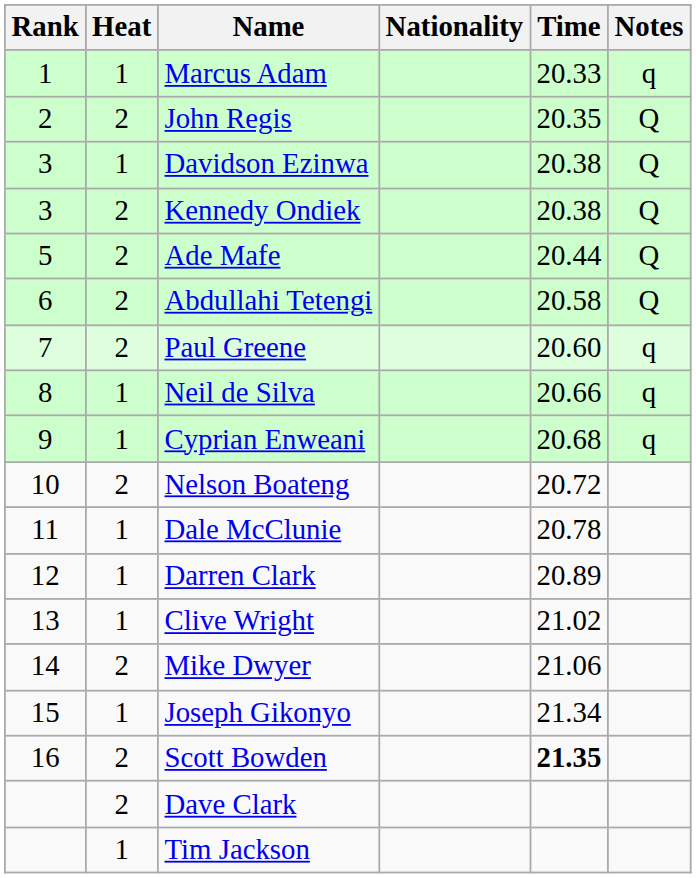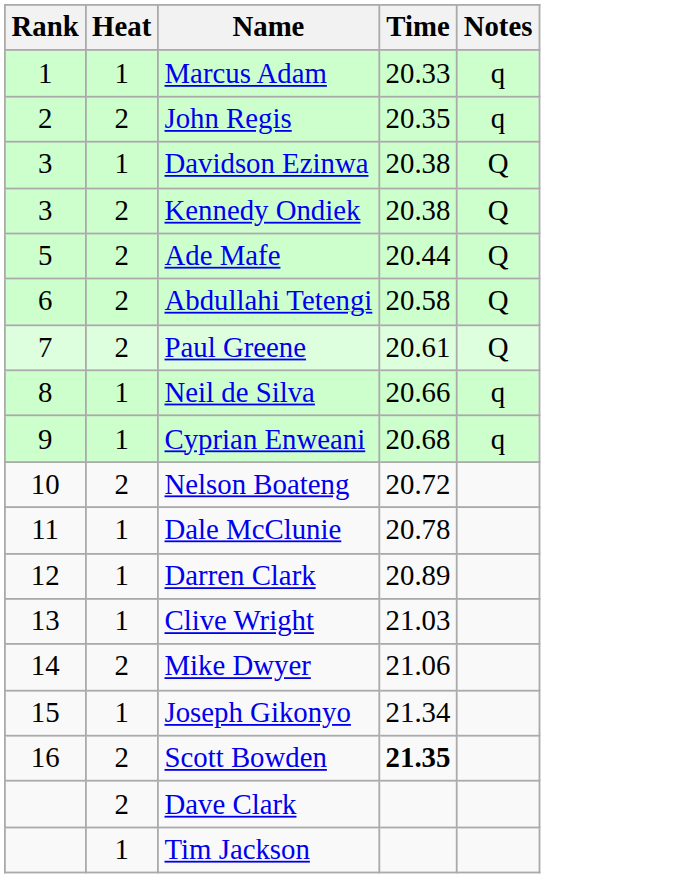- column: (454, 27)
(649, 118) Q -> (498, 118) q
(569, 347) 20.60 -> (418, 347) 20.61
(649, 347) q -> (498, 347) Q
(569, 621) 21.02 -> (418, 621) 21.03
